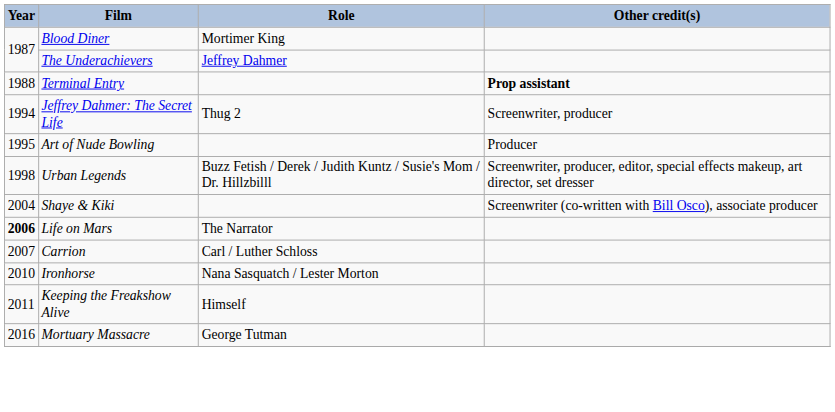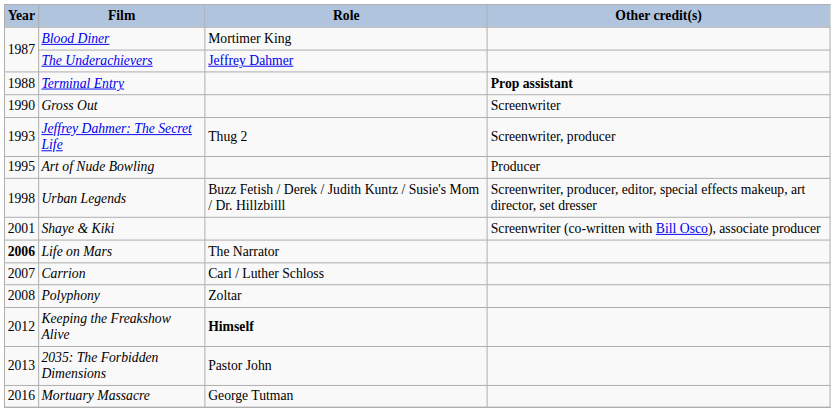+ row: (69, 106)
(21, 114) 1994 -> (21, 137) 1993
(21, 206) 2004 -> (21, 228) 2001
+ row: (71, 296)
- row: (68, 274)
(21, 304) 2011 -> (21, 327) 2012
(224, 304) normal -> (231, 327) bold
+ row: (100, 366)
